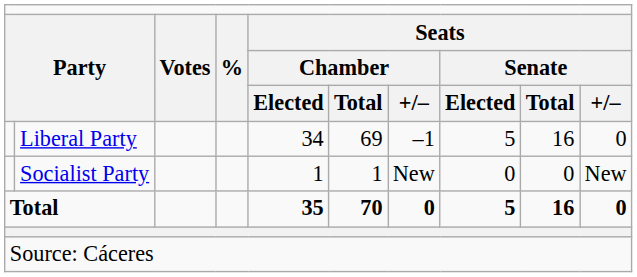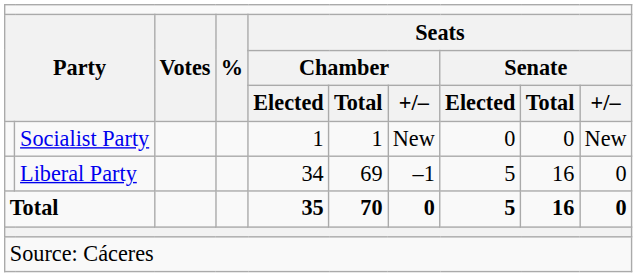rows swapped: (78, 138) <-> (85, 173)
